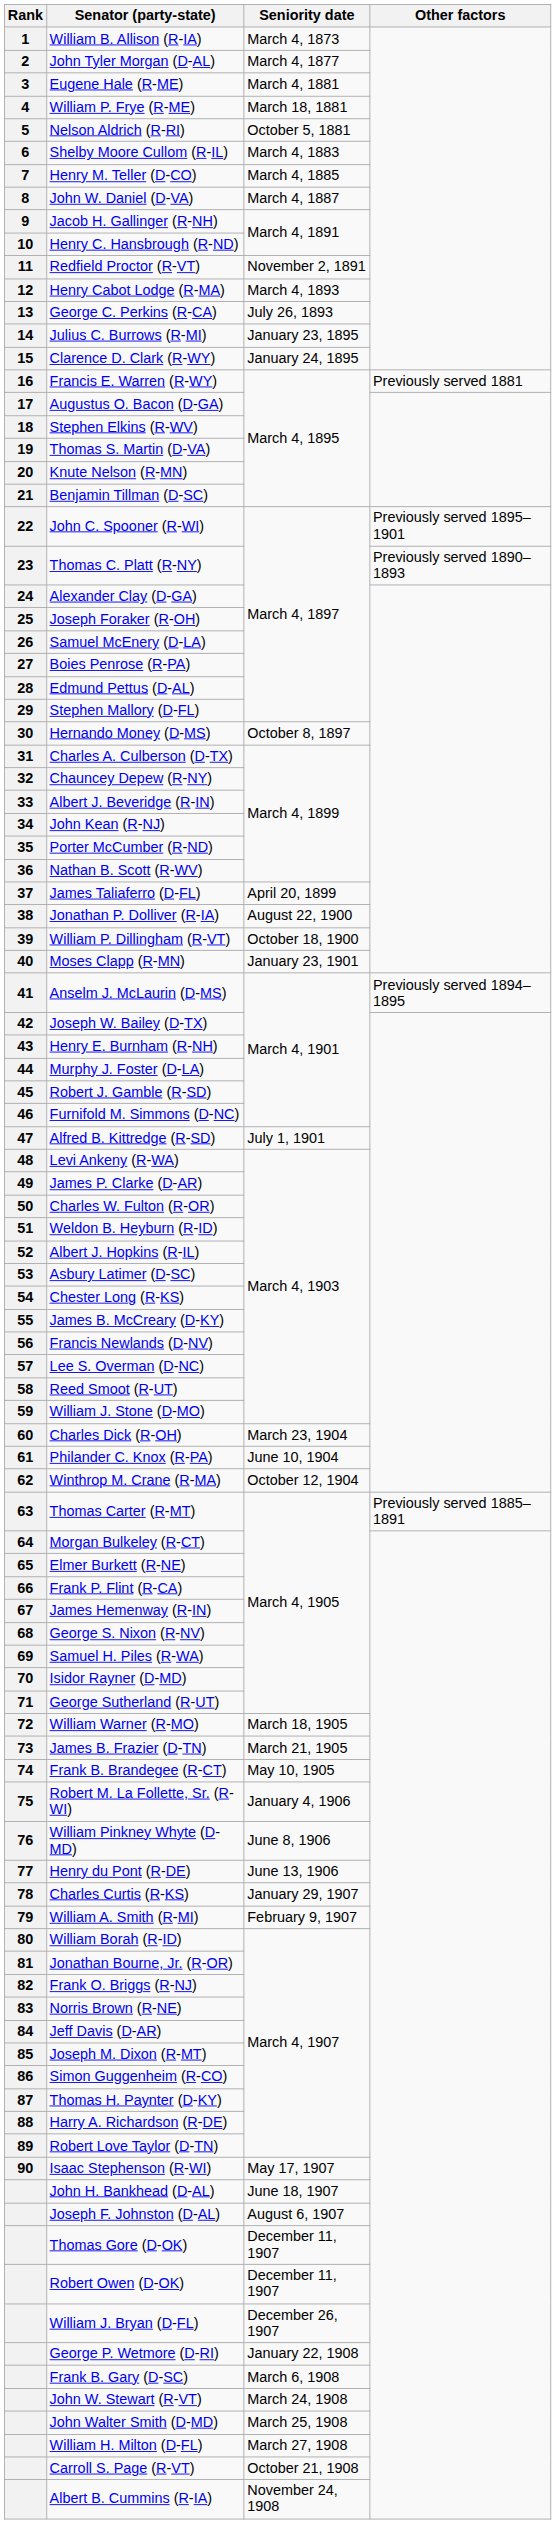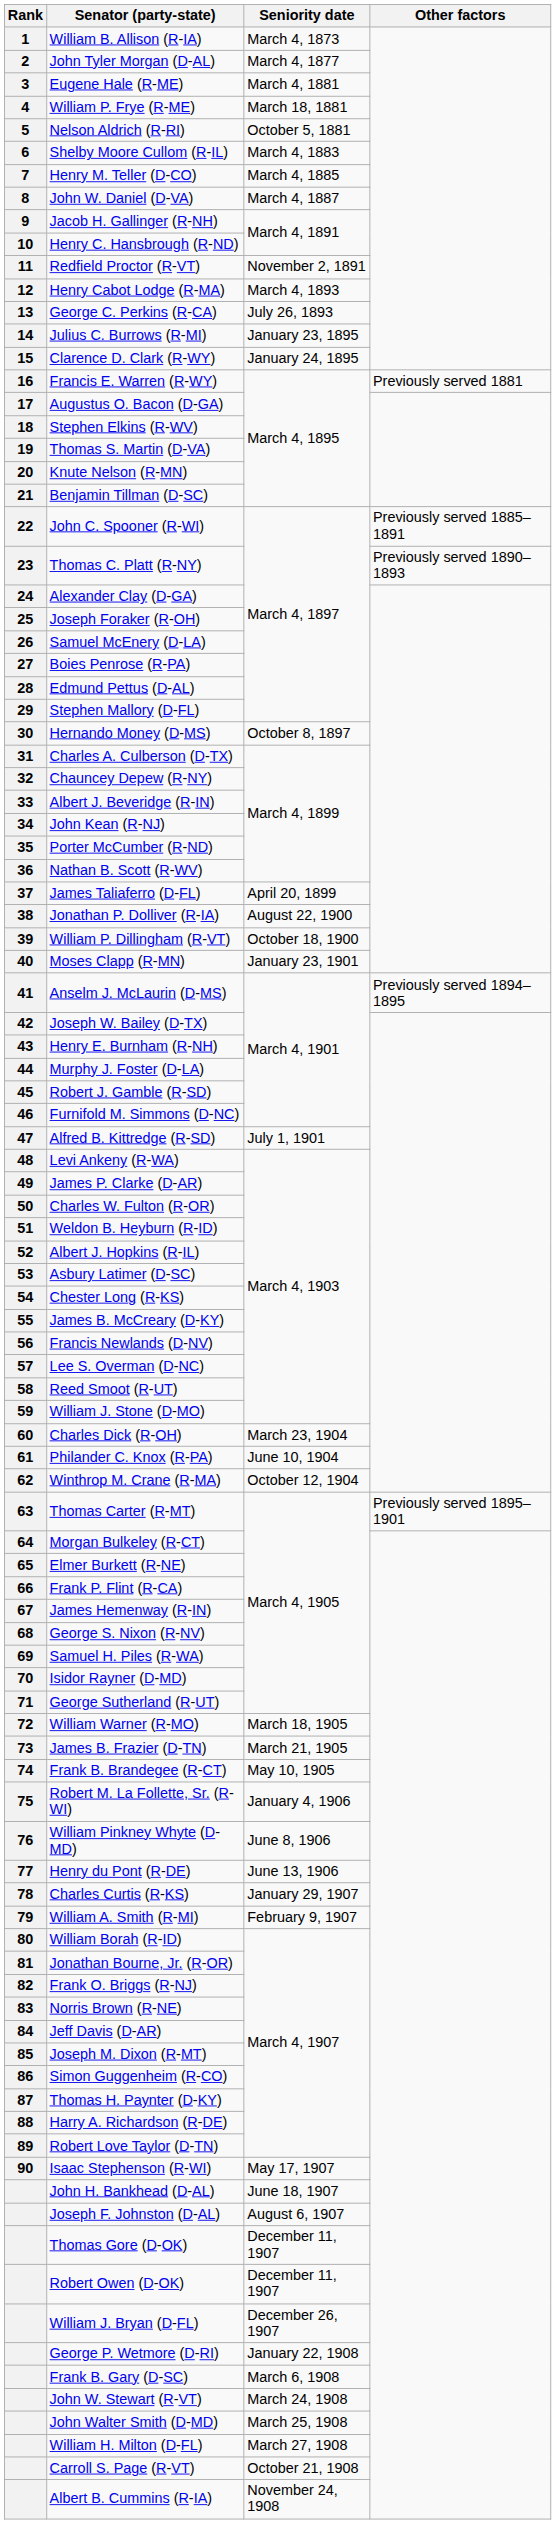(452, 526) Previously served 1895–1901 -> (452, 526) Previously served 1885–1891
(452, 1511) Previously served 1885–1891 -> (452, 1511) Previously served 1895–1901
